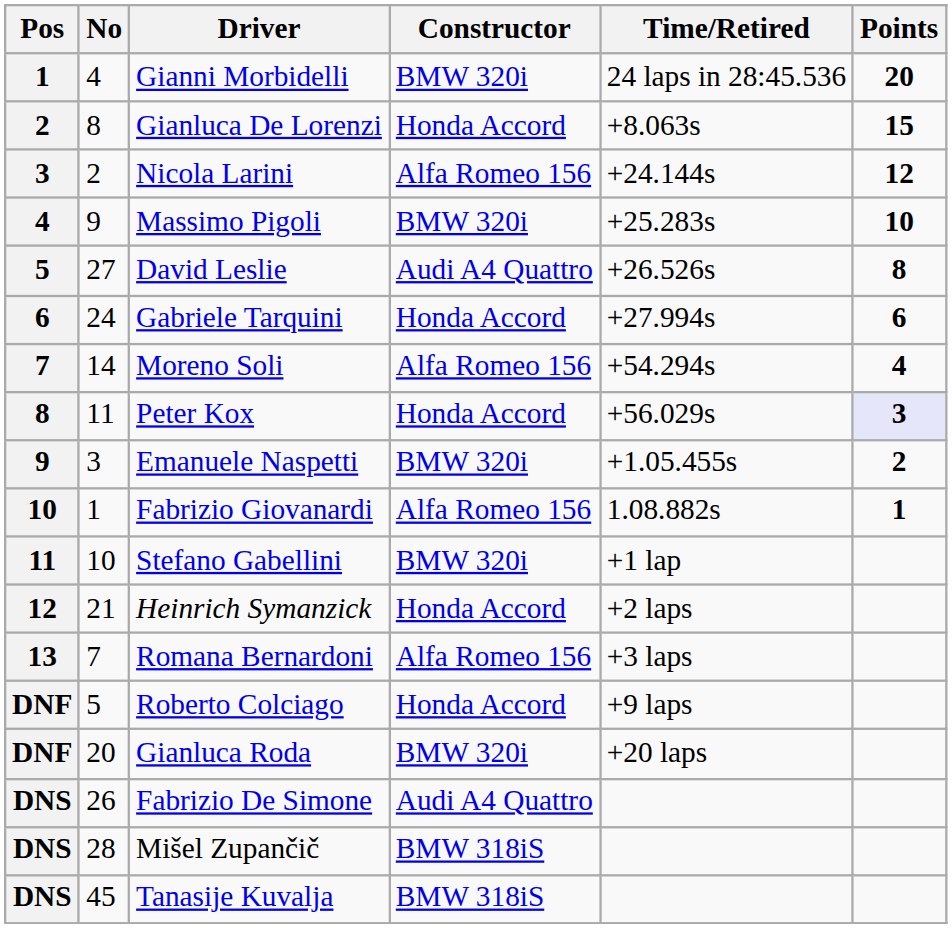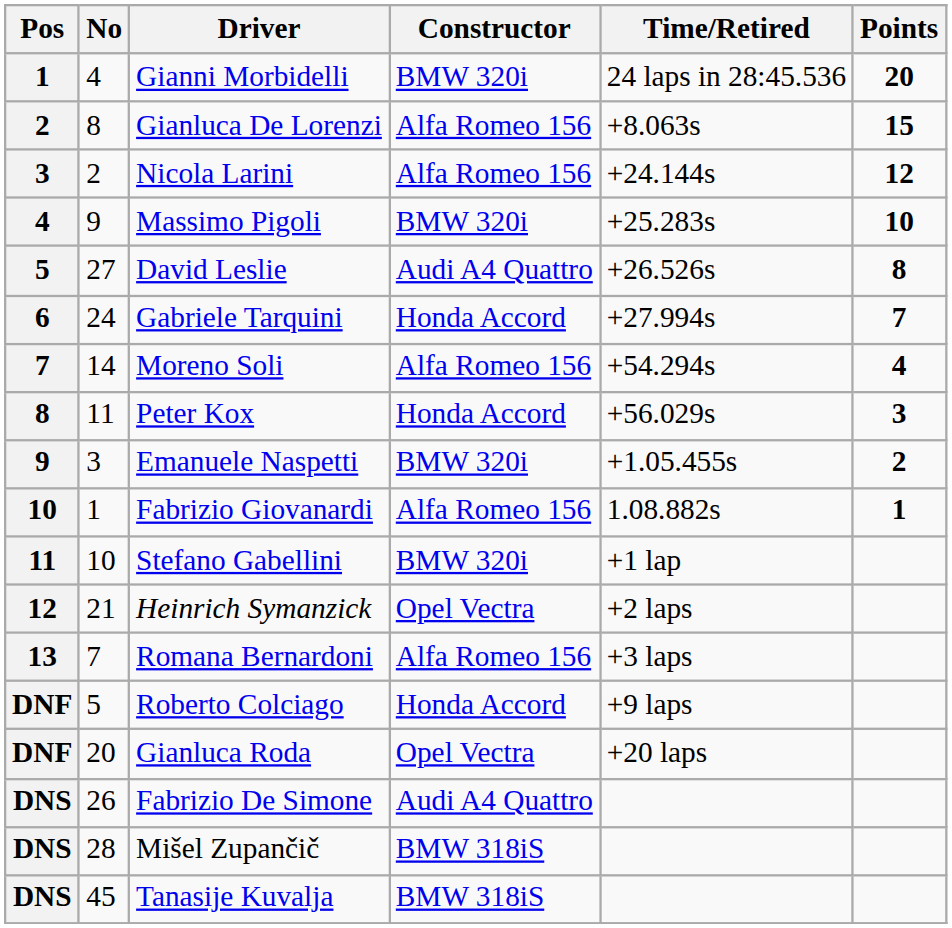(481, 125) Honda Accord -> (493, 125) Alfa Romeo 156
(899, 318) 6 -> (899, 318) 7
(899, 414) lavender background -> (899, 414) no background
(481, 608) Honda Accord -> (465, 608) Opel Vectra
(462, 753) BMW 320i -> (465, 753) Opel Vectra
